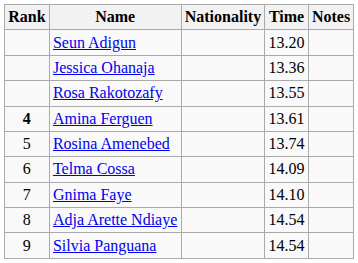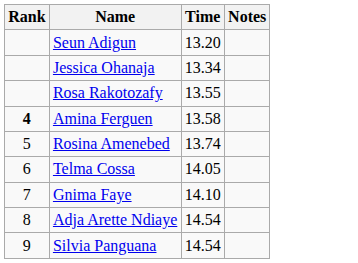- column: (223, 17)
(287, 67) 13.36 -> (203, 67) 13.34
(287, 118) 13.61 -> (203, 118) 13.58
(287, 169) 14.09 -> (203, 169) 14.05
